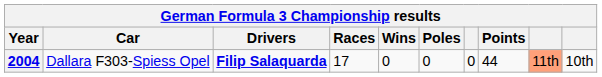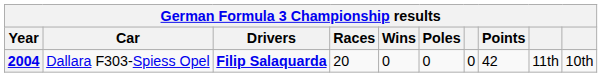(341, 61) 17 -> (341, 61) 20
(490, 61) 44 -> (490, 61) 42
(546, 61) lightsalmon background -> (546, 61) no background
